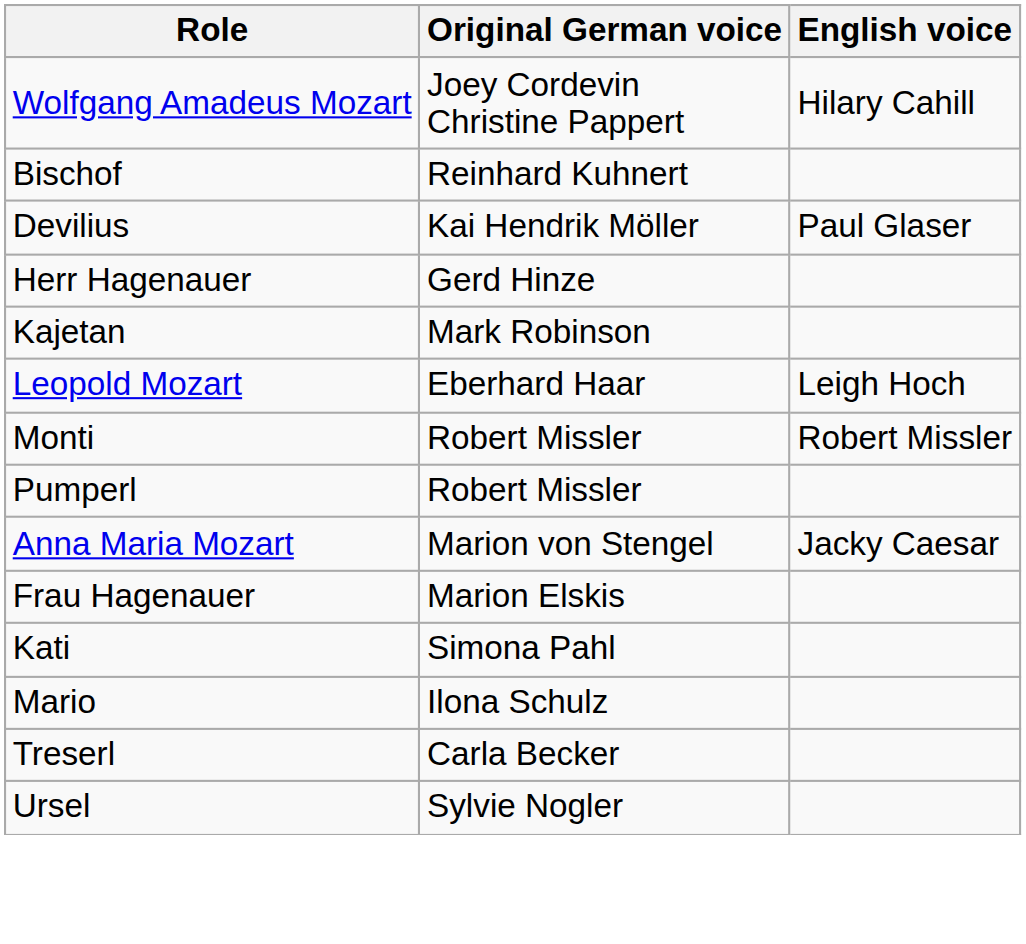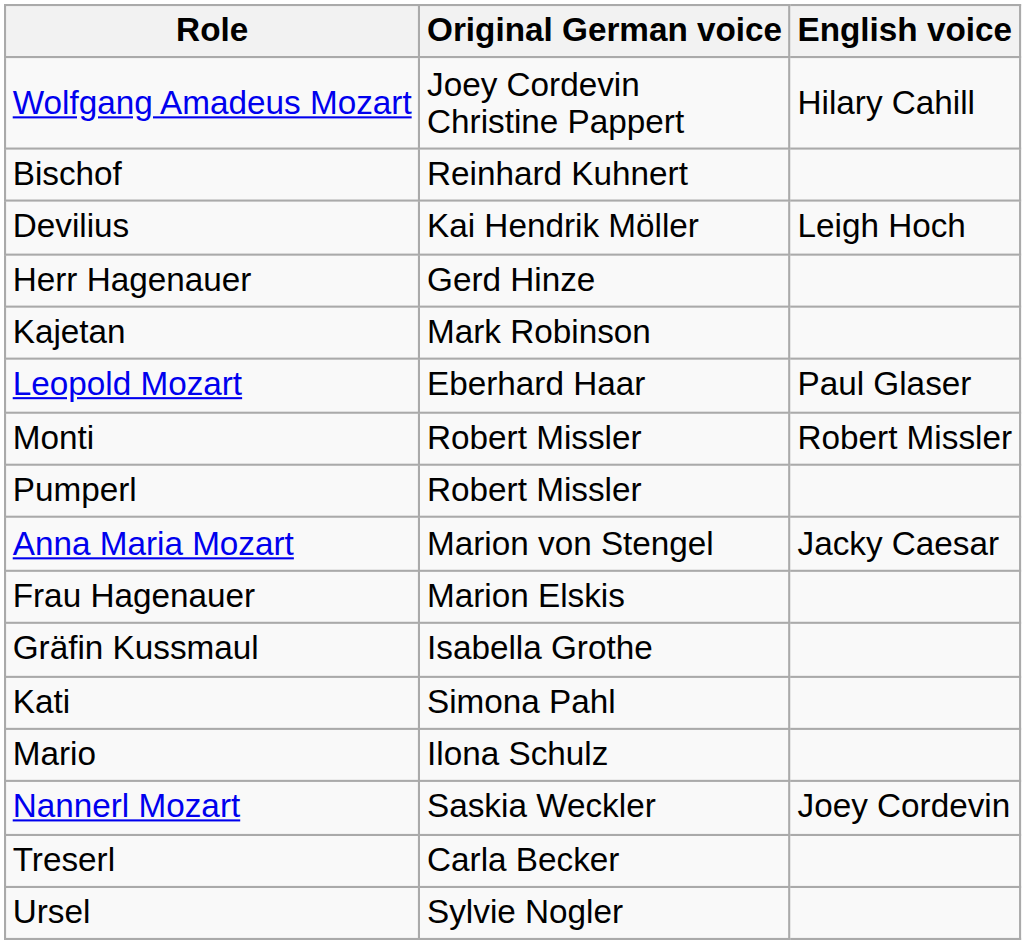(884, 226) Paul Glaser -> (882, 226) Leigh Hoch
(882, 385) Leigh Hoch -> (884, 385) Paul Glaser
+ row: (136, 648)
+ row: (126, 807)
